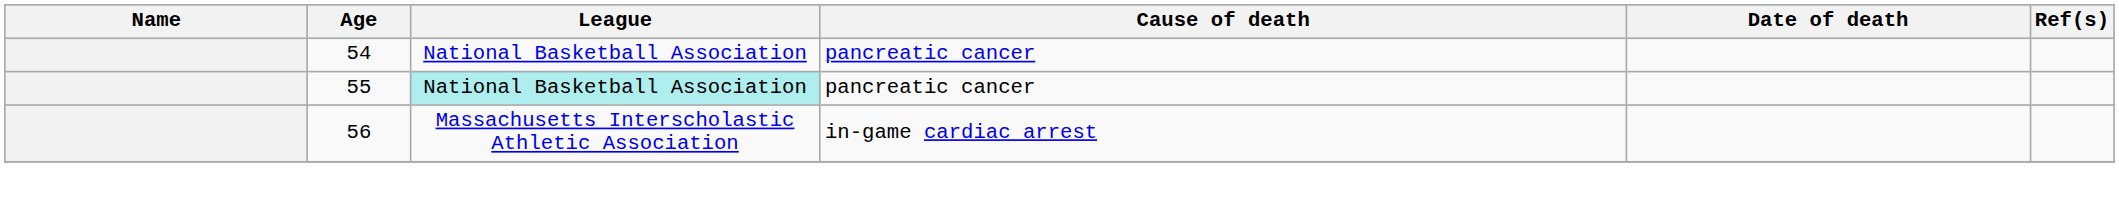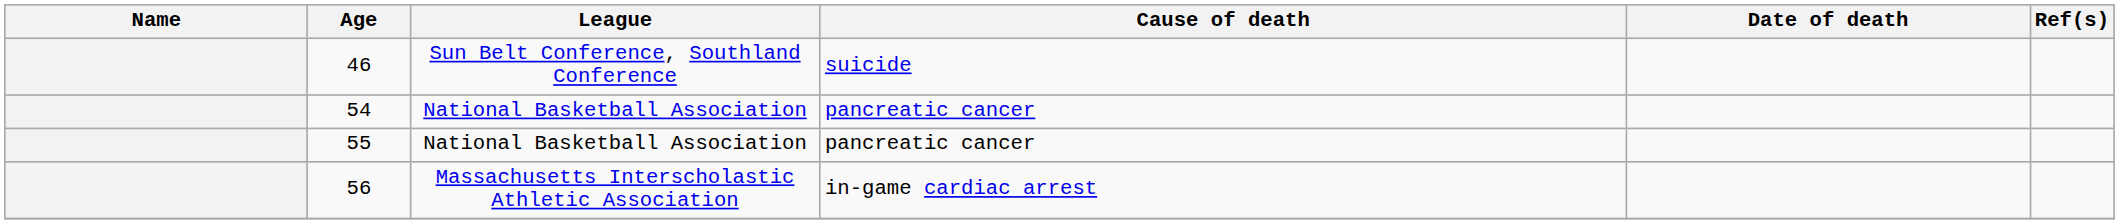+ row: (359, 67)
(615, 88) paleturquoise background -> (615, 145) no background
